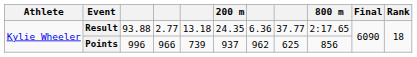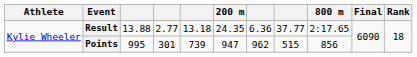(137, 28) 93.88 -> (137, 28) 13.88
(137, 44) 996 -> (137, 44) 995
(167, 44) 966 -> (167, 44) 301
(230, 44) 937 -> (230, 44) 947
(291, 44) 625 -> (291, 44) 515
